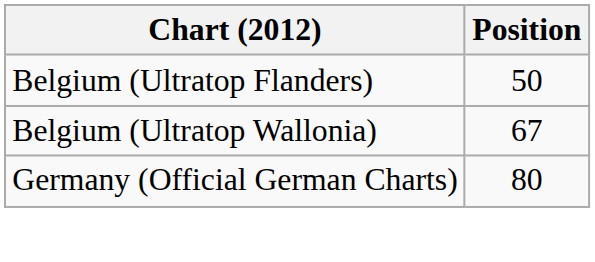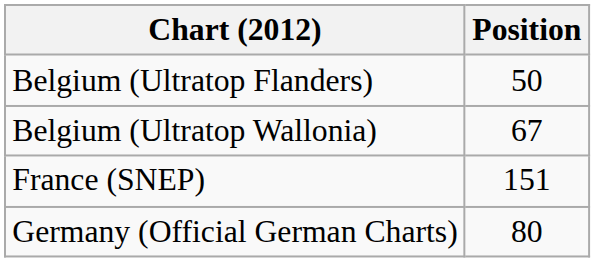+ row: (109, 180)
